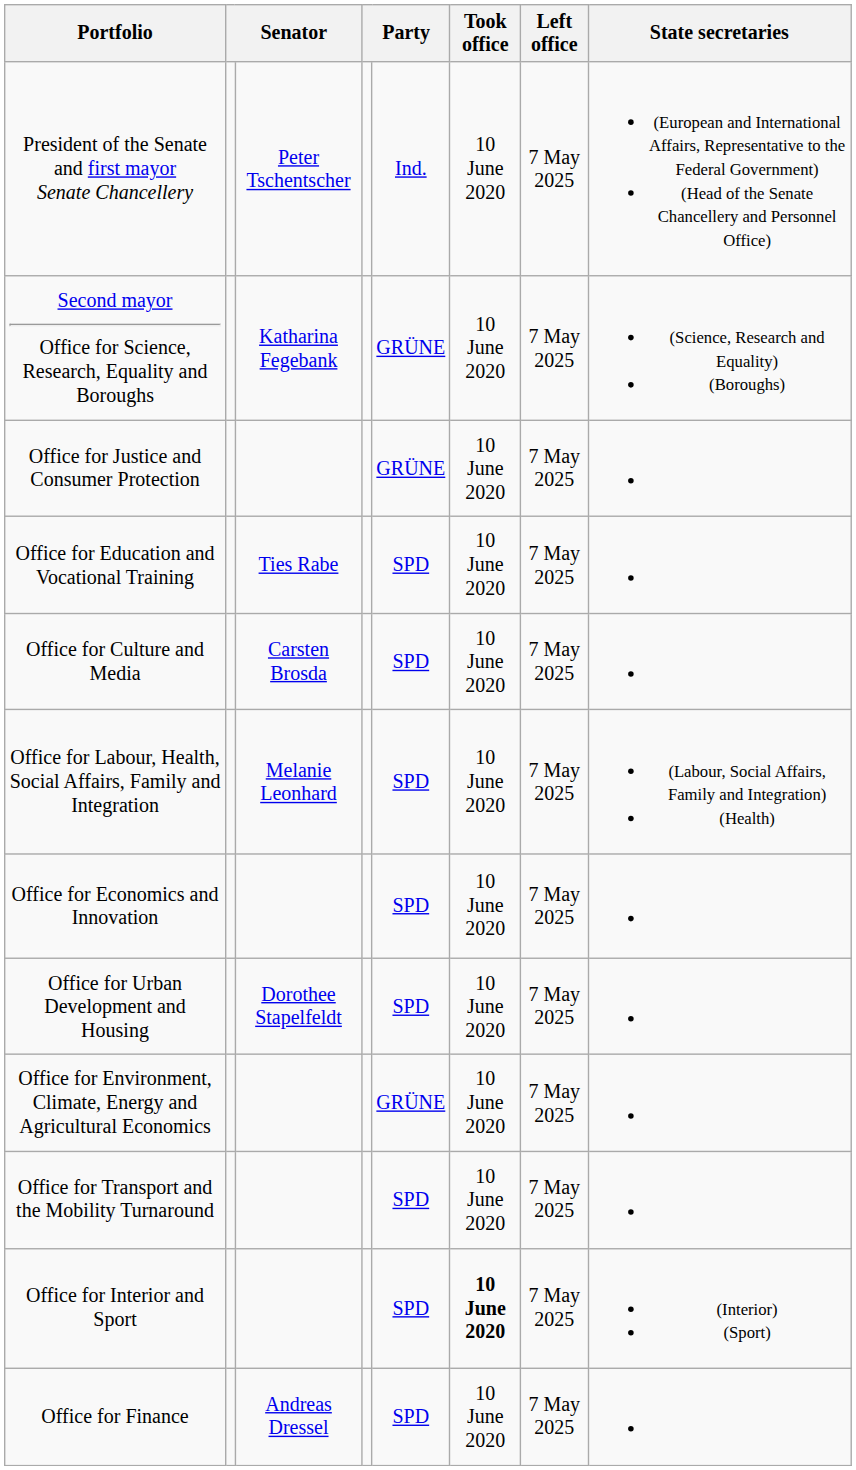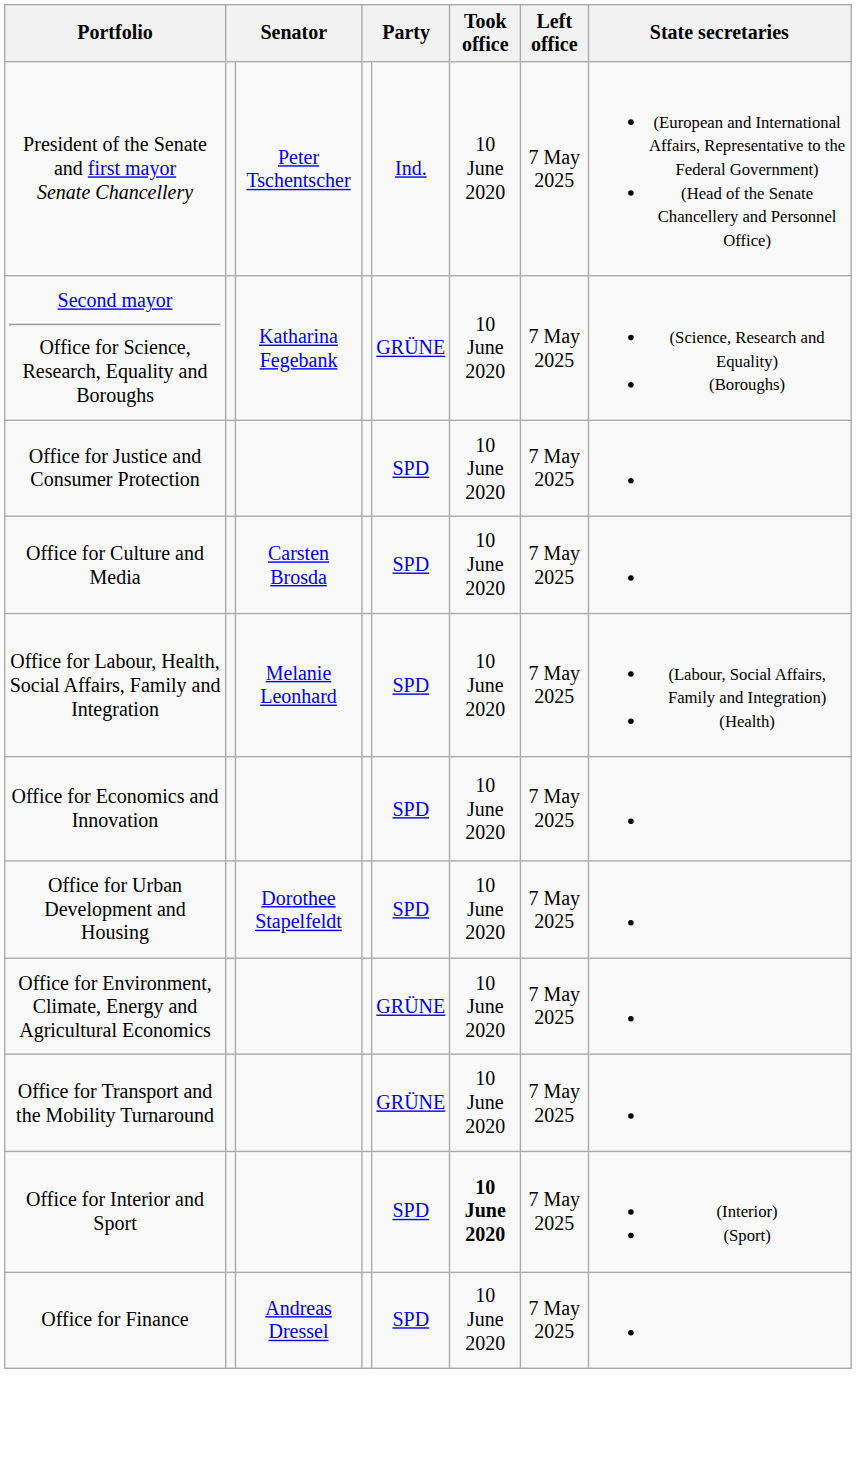(411, 468) GRÜNE -> (411, 468) SPD
- row: (115, 565)
(411, 1199) SPD -> (411, 1103) GRÜNE
